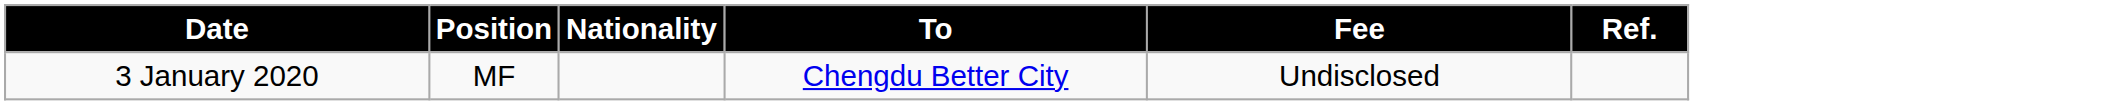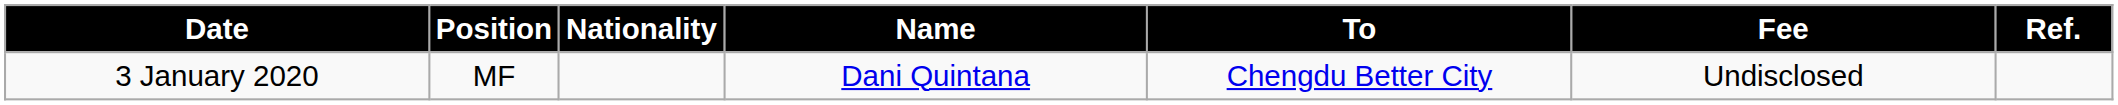+ column: (936, 29)
